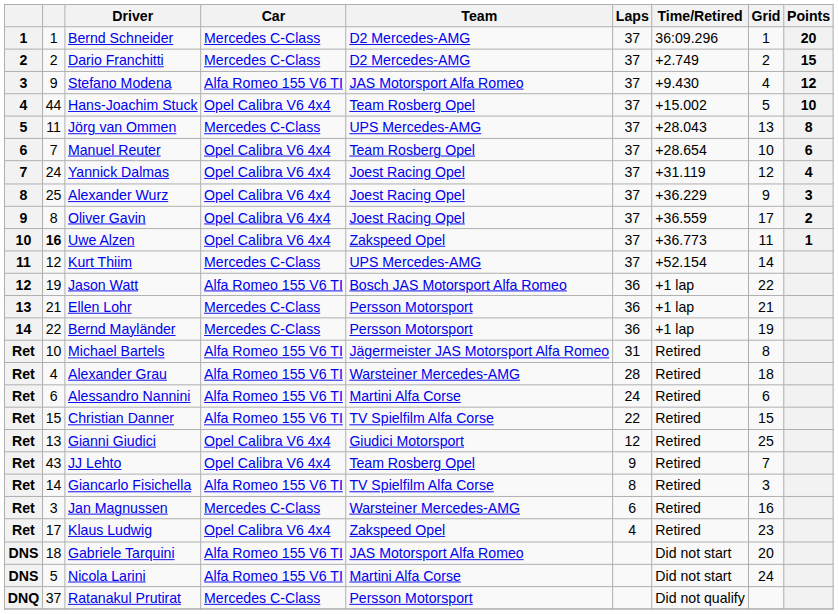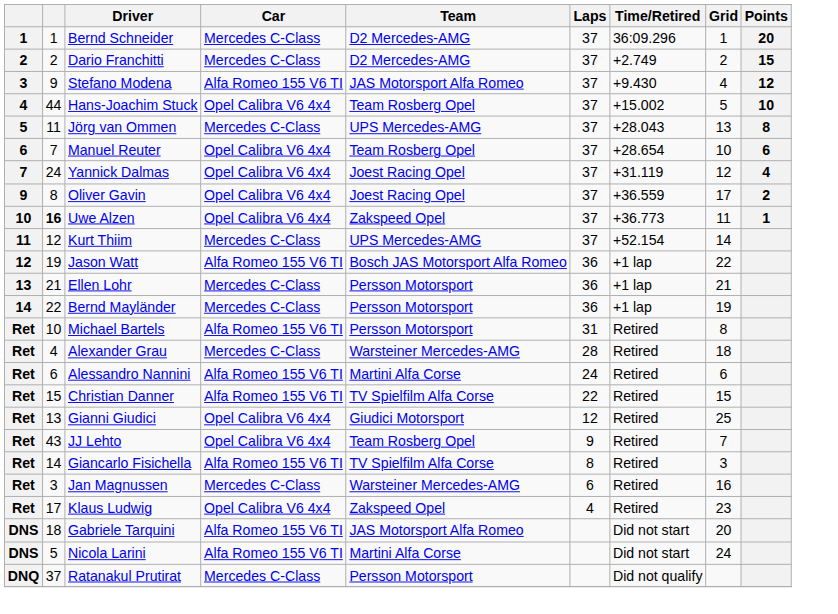- row: (118, 195)
(479, 352) Jägermeister JAS Motorsport Alfa Romeo -> (411, 329) Persson Motorsport
(273, 374) Alfa Romeo 155 V6 TI -> (262, 352) Mercedes C-Class
